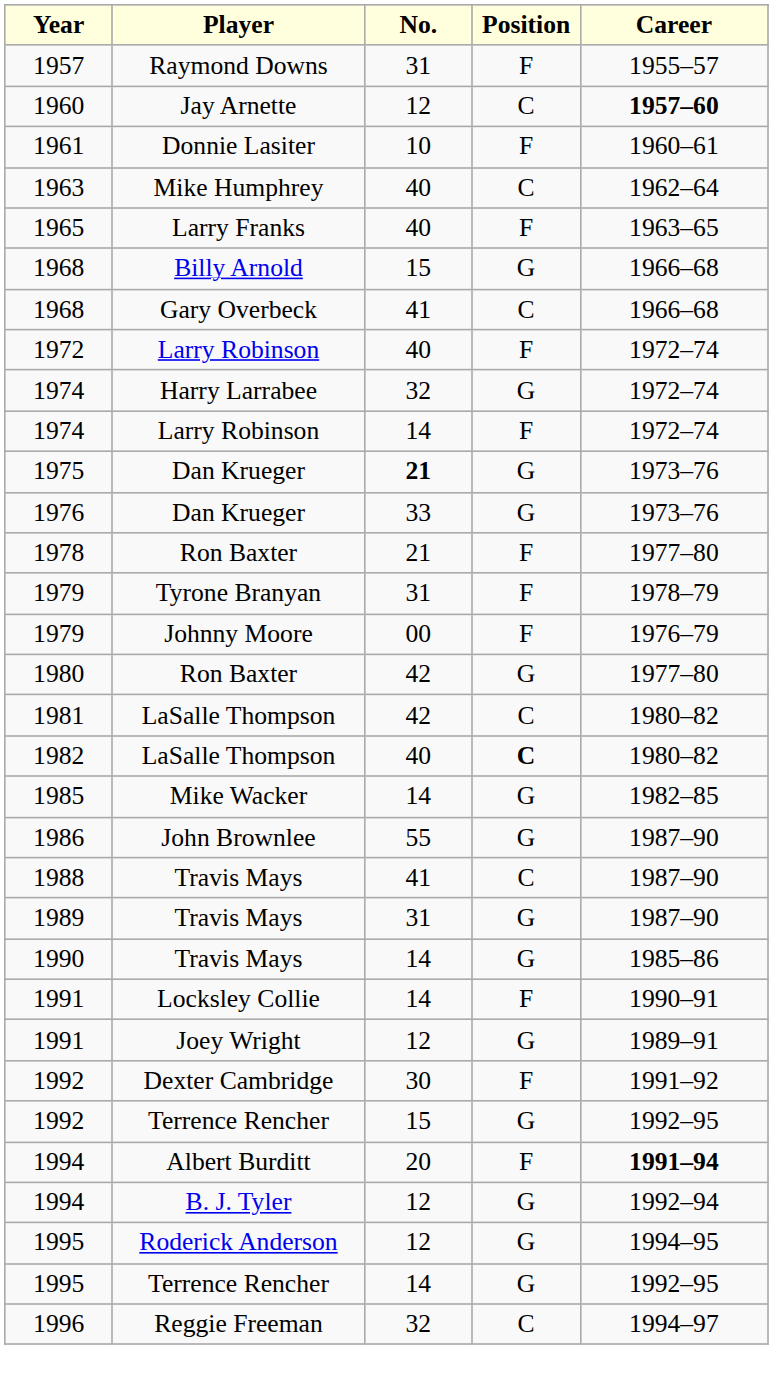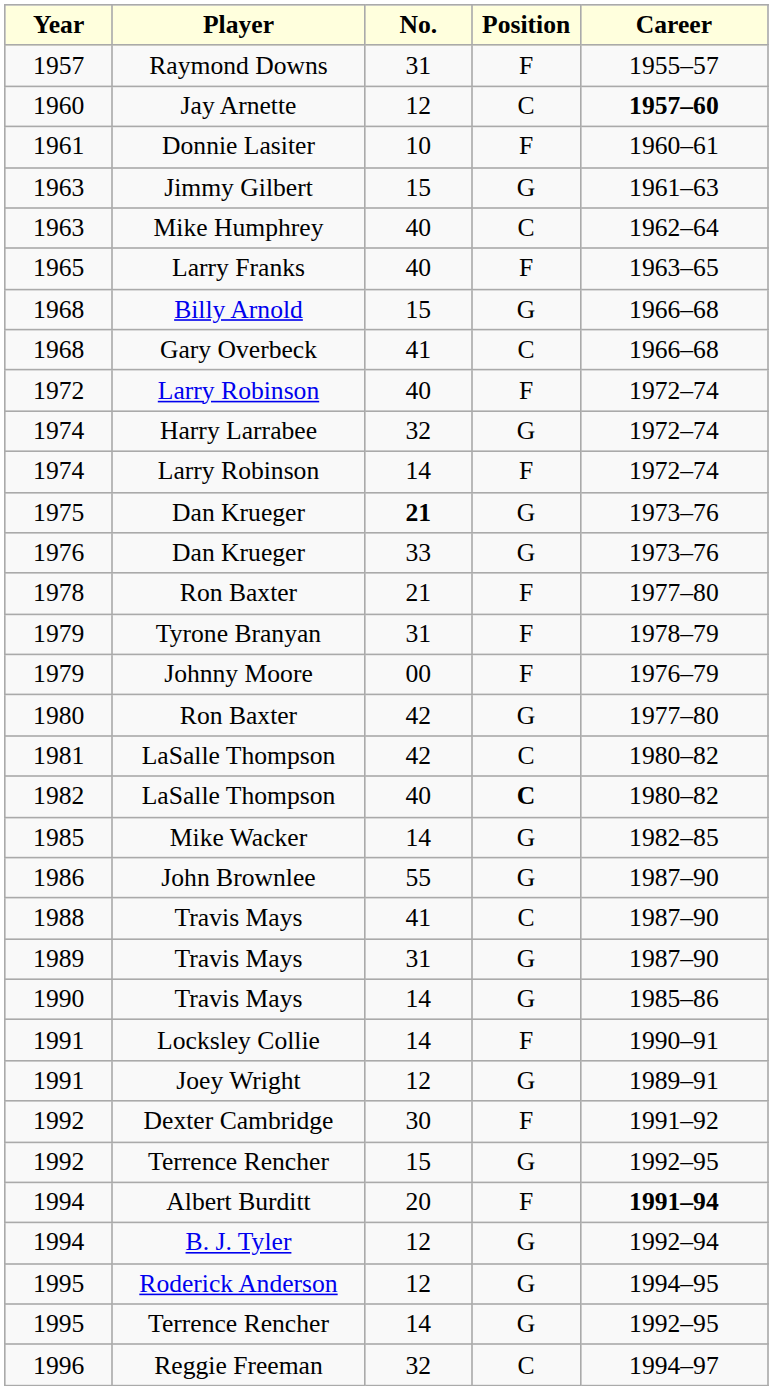+ row: (59, 187)
